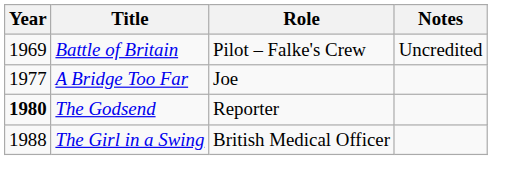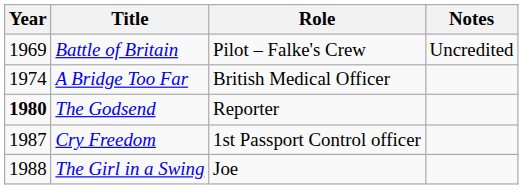(28, 79) 1977 -> (28, 79) 1974
(226, 79) Joe -> (301, 79) British Medical Officer
+ row: (106, 139)
(301, 139) British Medical Officer -> (226, 169) Joe
